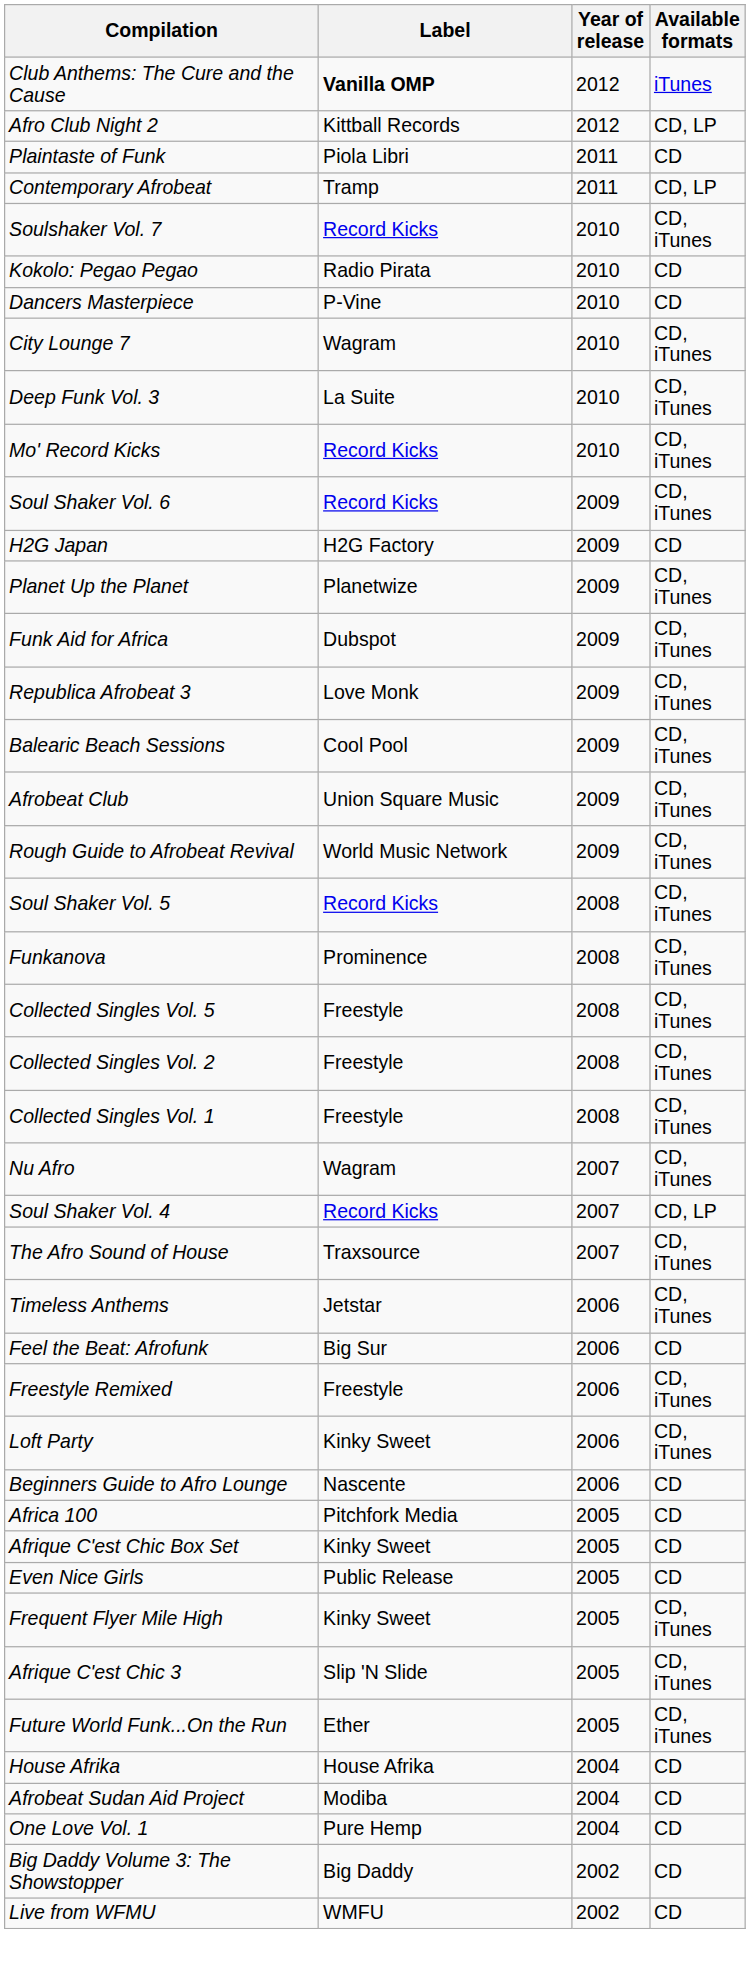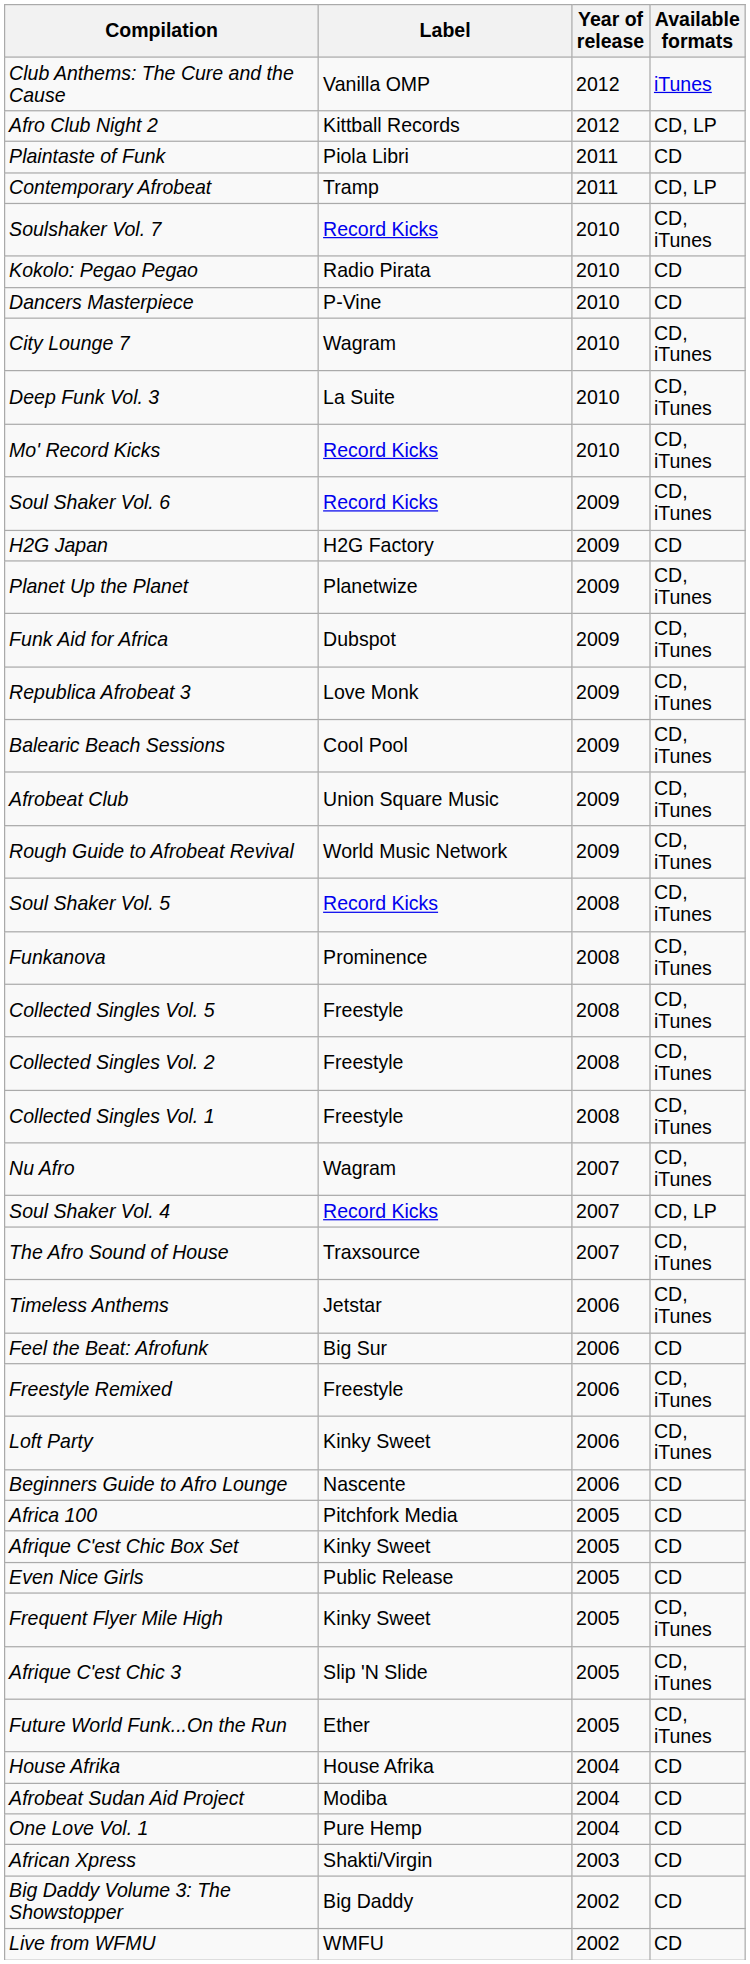(379, 83) bold -> (377, 83) normal
+ row: (73, 1860)
